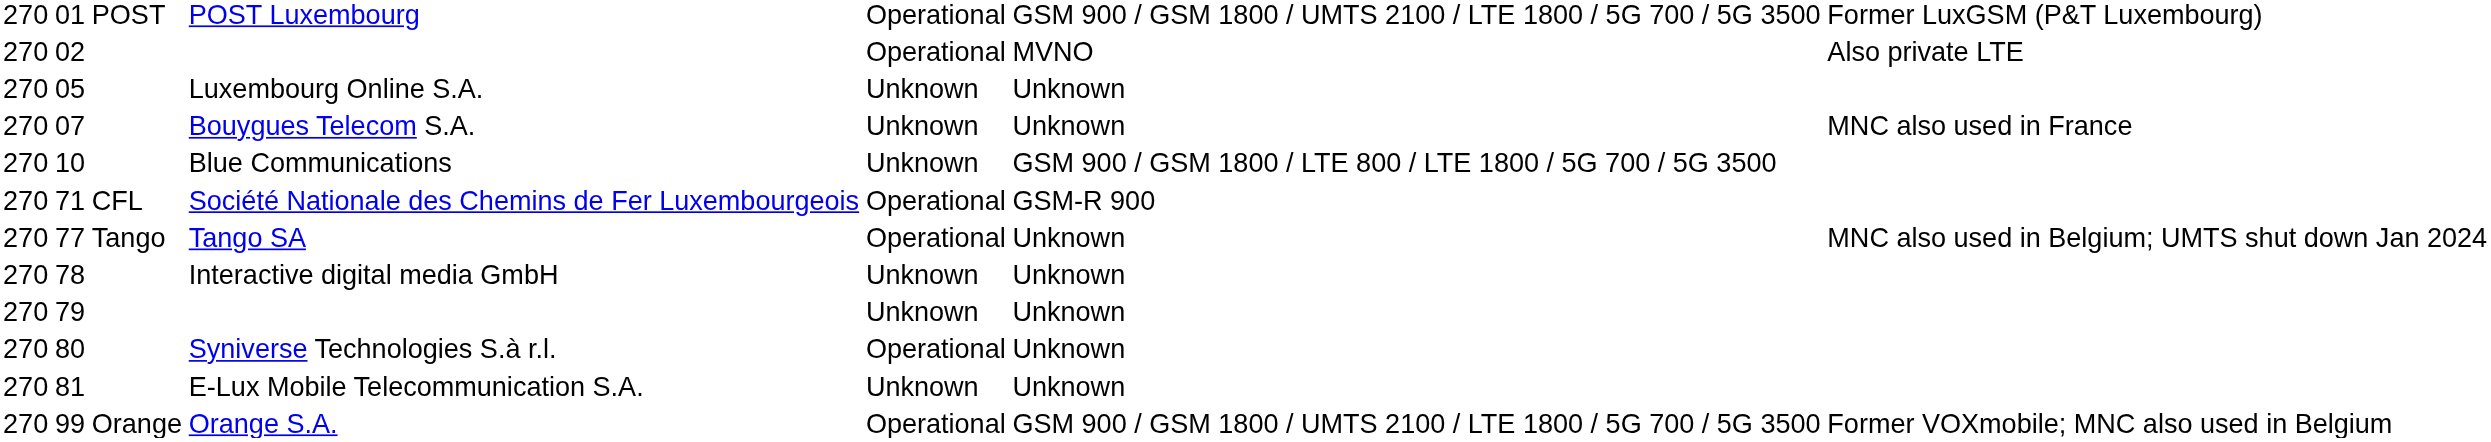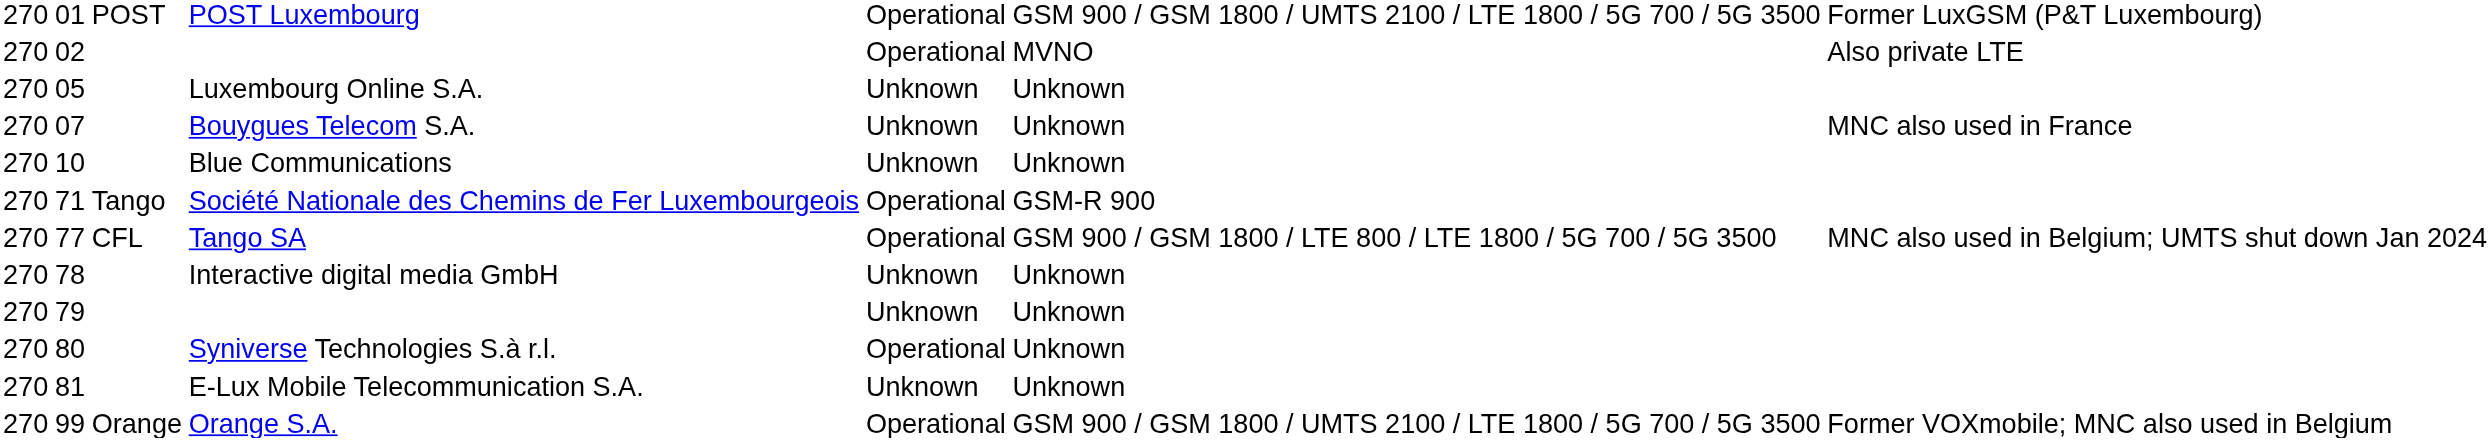(1394, 163) GSM 900 / GSM 1800 / LTE 800 / LTE 1800 / 5G 700 / 5G 3500 -> (1069, 163) Unknown
(117, 200) CFL -> (129, 200) Tango
(129, 238) Tango -> (117, 238) CFL
(1069, 238) Unknown -> (1394, 238) GSM 900 / GSM 1800 / LTE 800 / LTE 1800 / 5G 700 / 5G 3500
